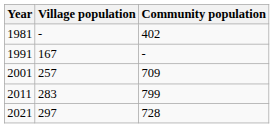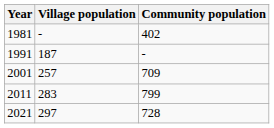(47, 53) 167 -> (47, 53) 187
